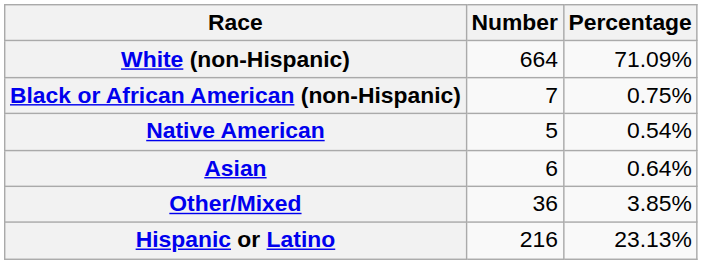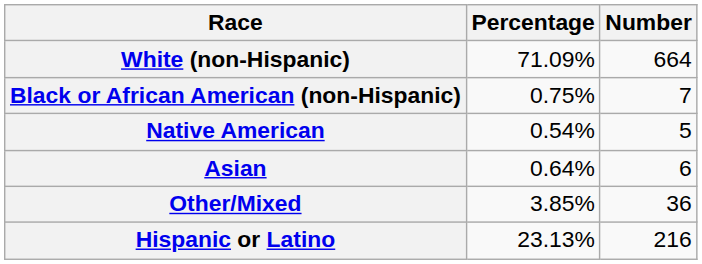columns swapped: (515, 22) <-> (630, 22)
